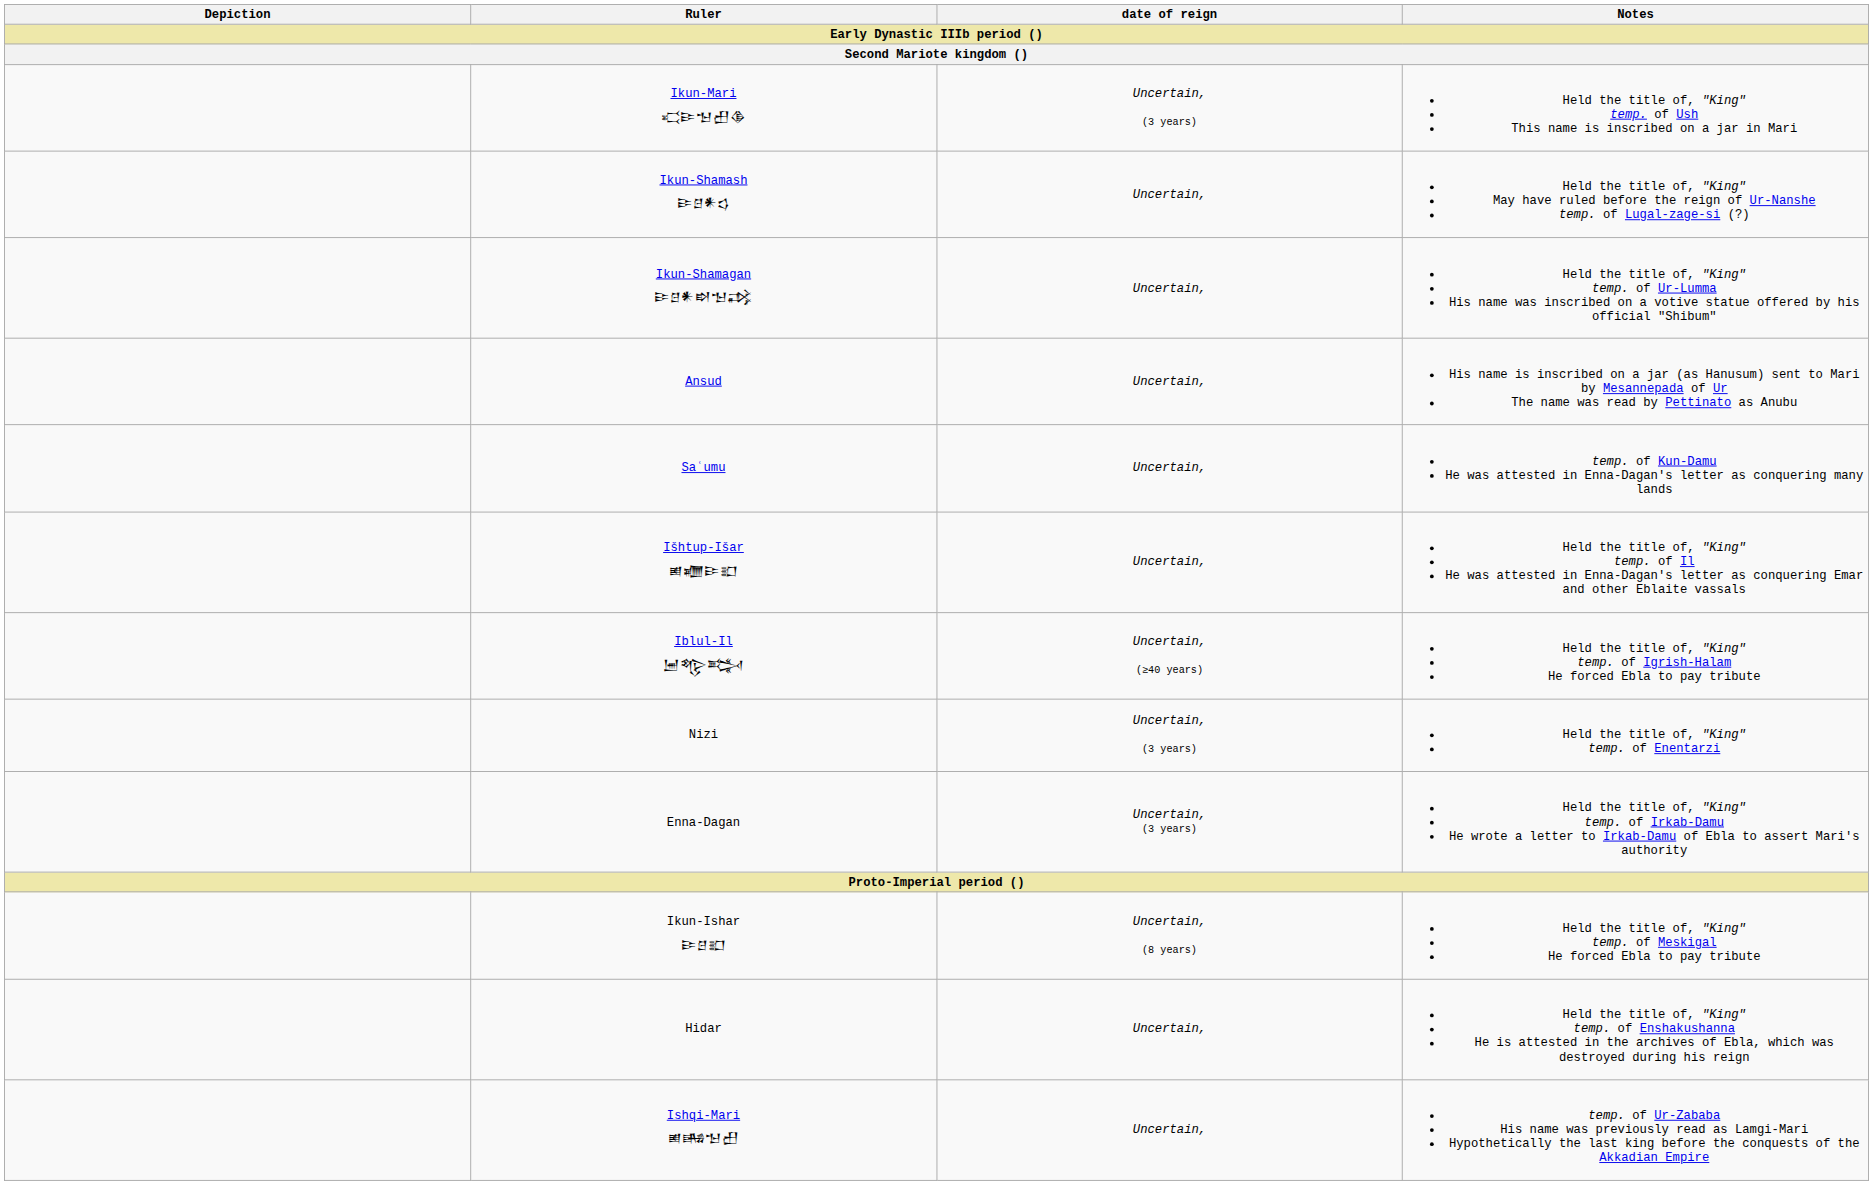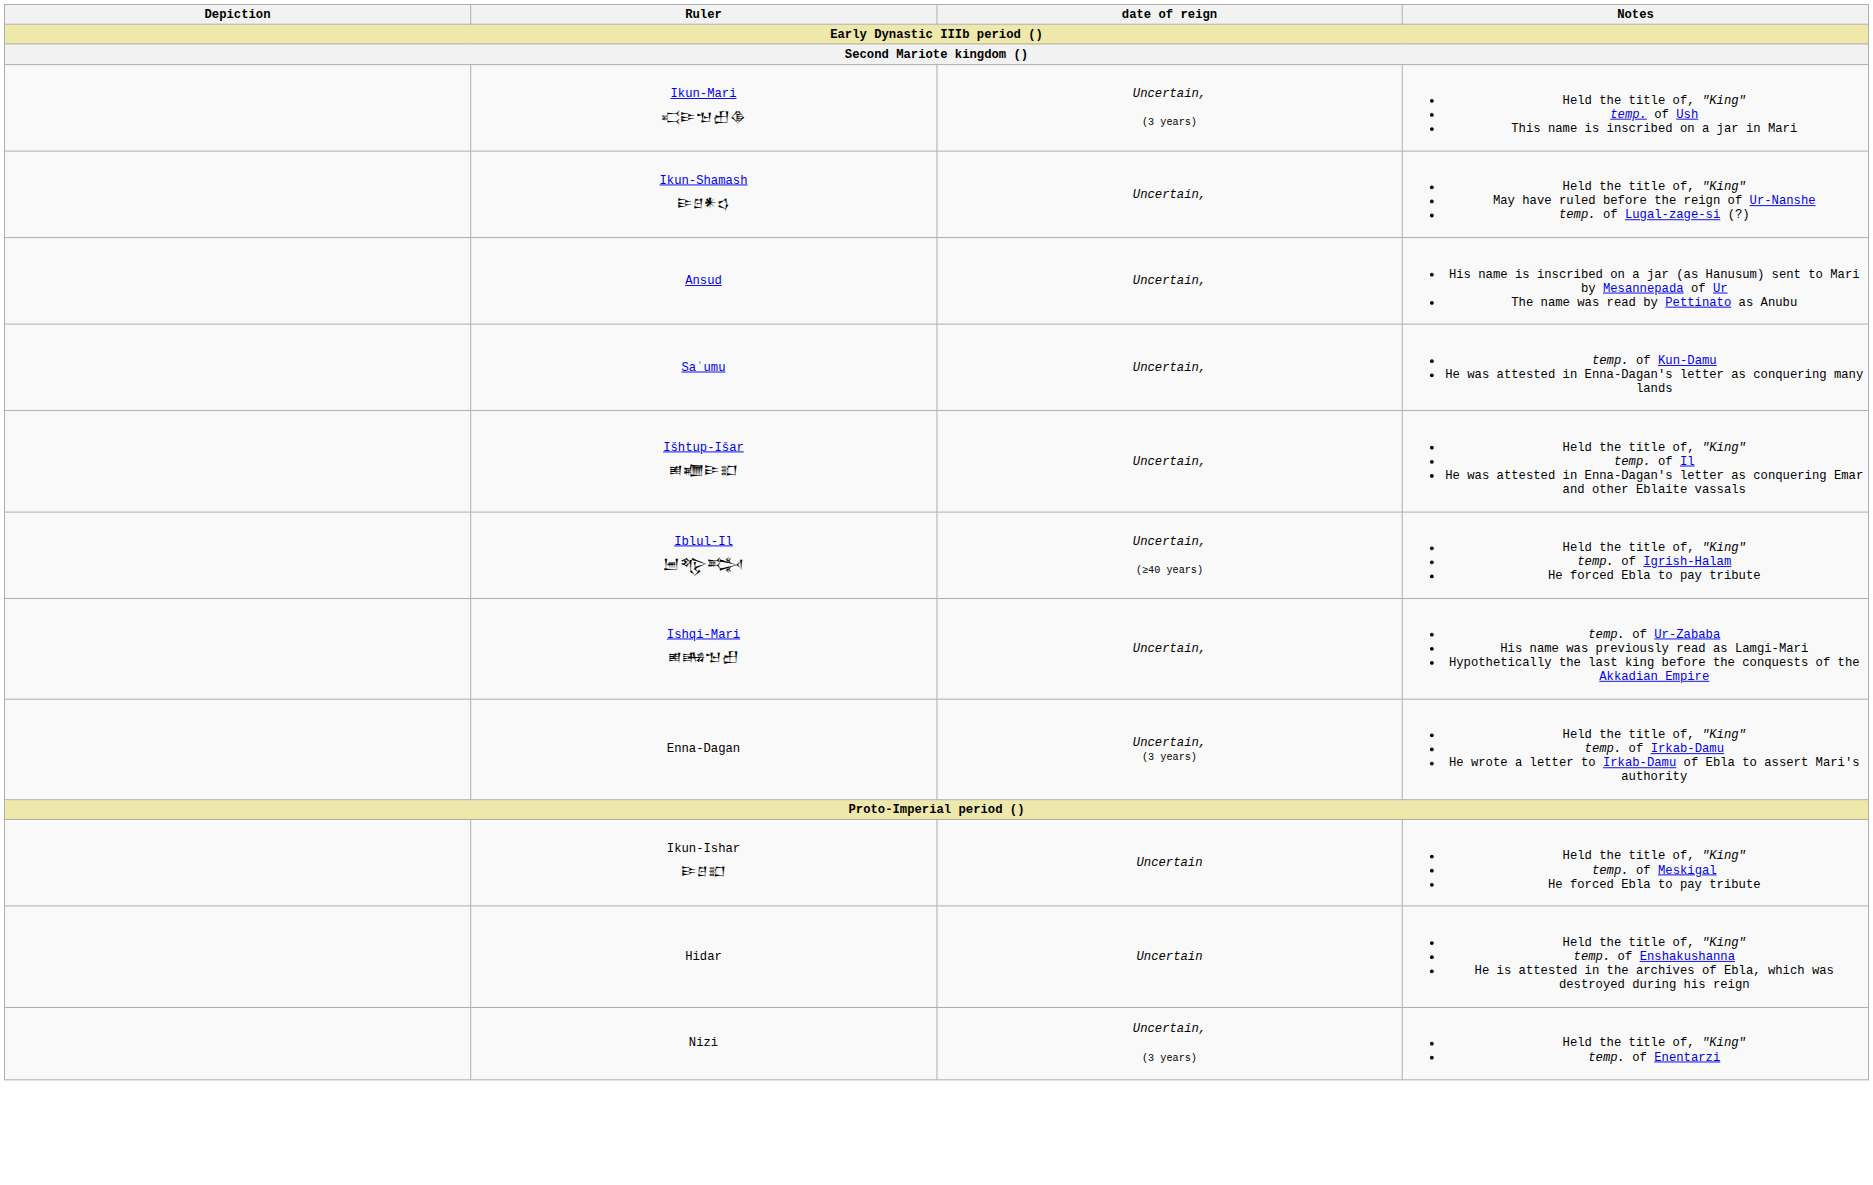- row: (703, 286)
rows swapped: (703, 735) <-> (703, 1128)
(1169, 935) Uncertain, (8 years) -> (1169, 863) Uncertain
(1169, 1029) Uncertain, -> (1169, 957) Uncertain
